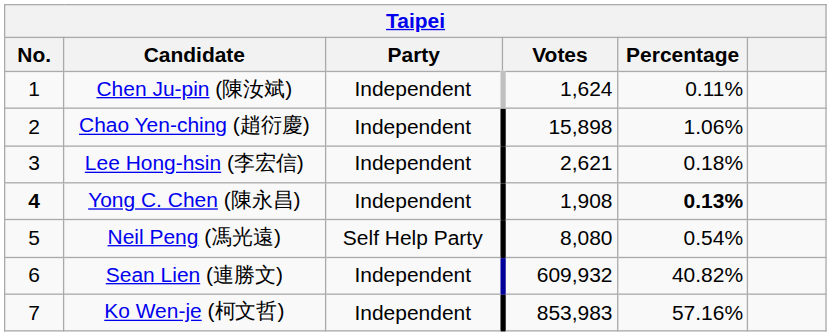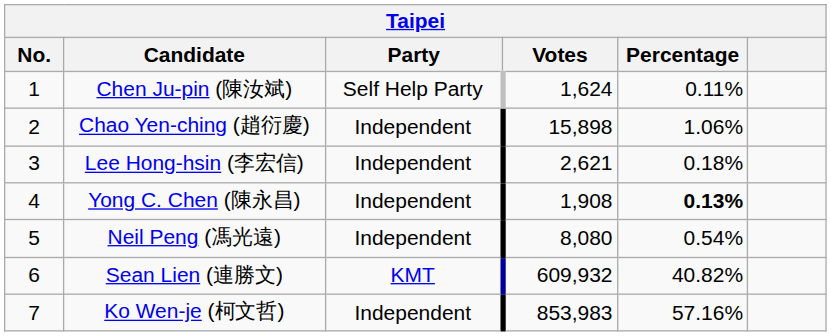(413, 89) Independent -> (413, 89) Self Help Party
(34, 201) bold -> (34, 201) normal
(413, 238) Self Help Party -> (413, 238) Independent
(413, 275) Independent -> (413, 275) KMT
